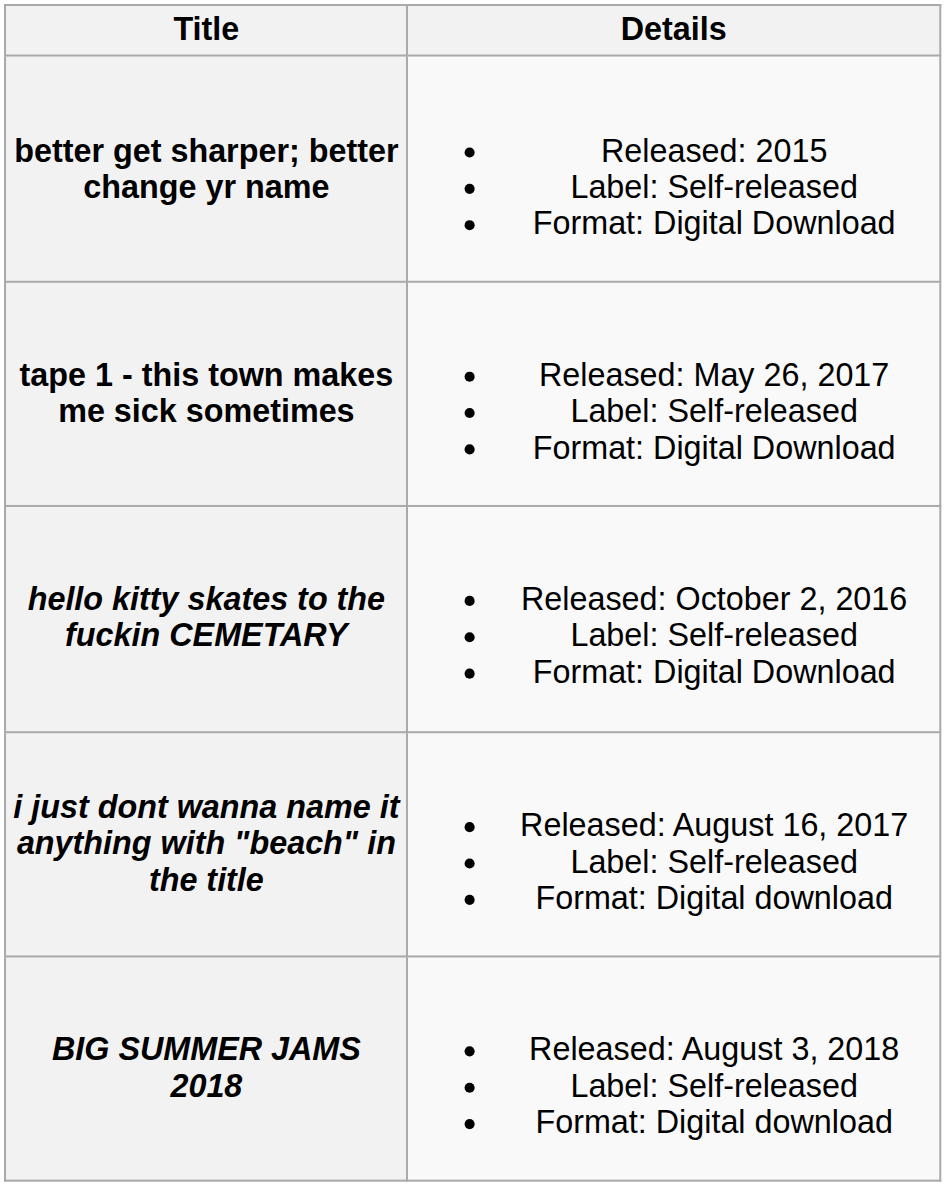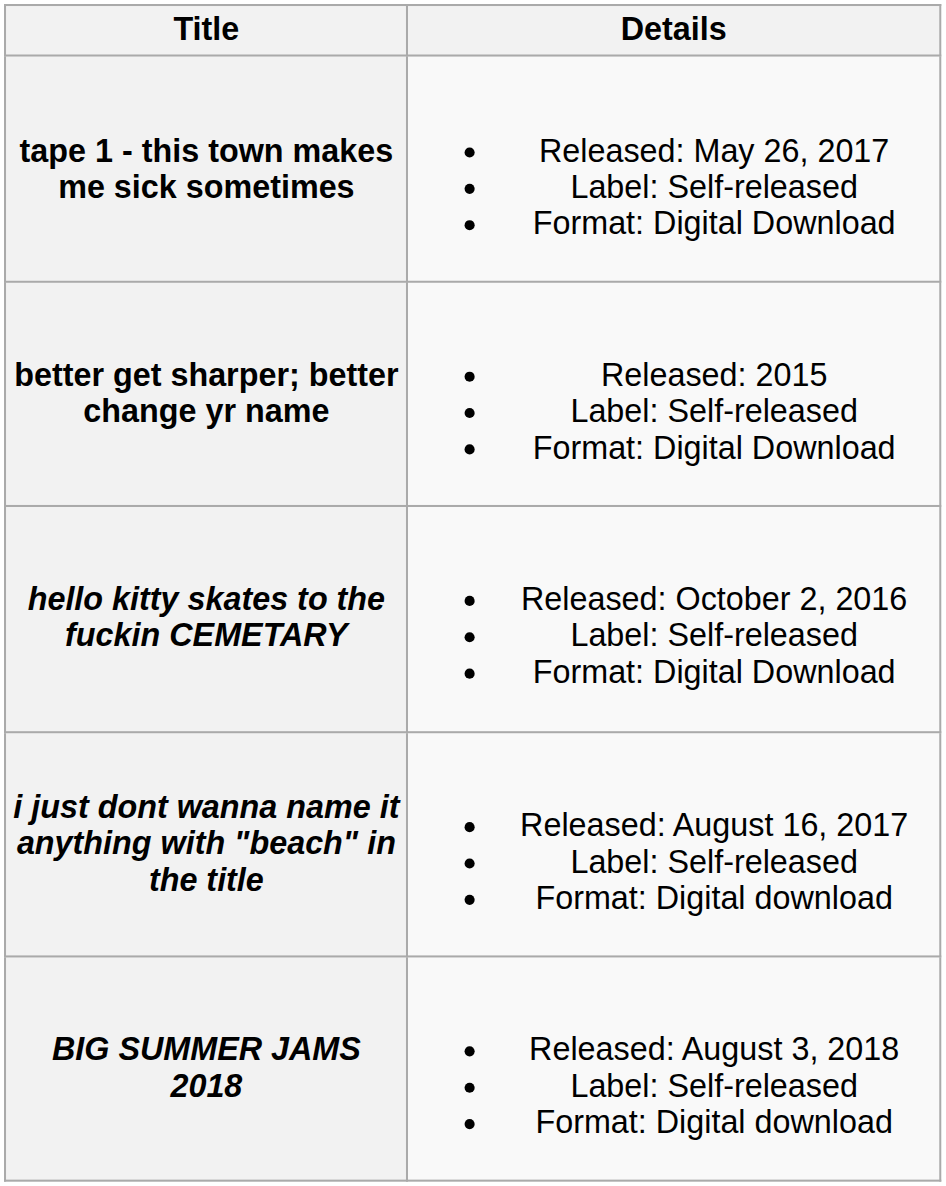rows swapped: (206, 168) <-> (206, 393)
